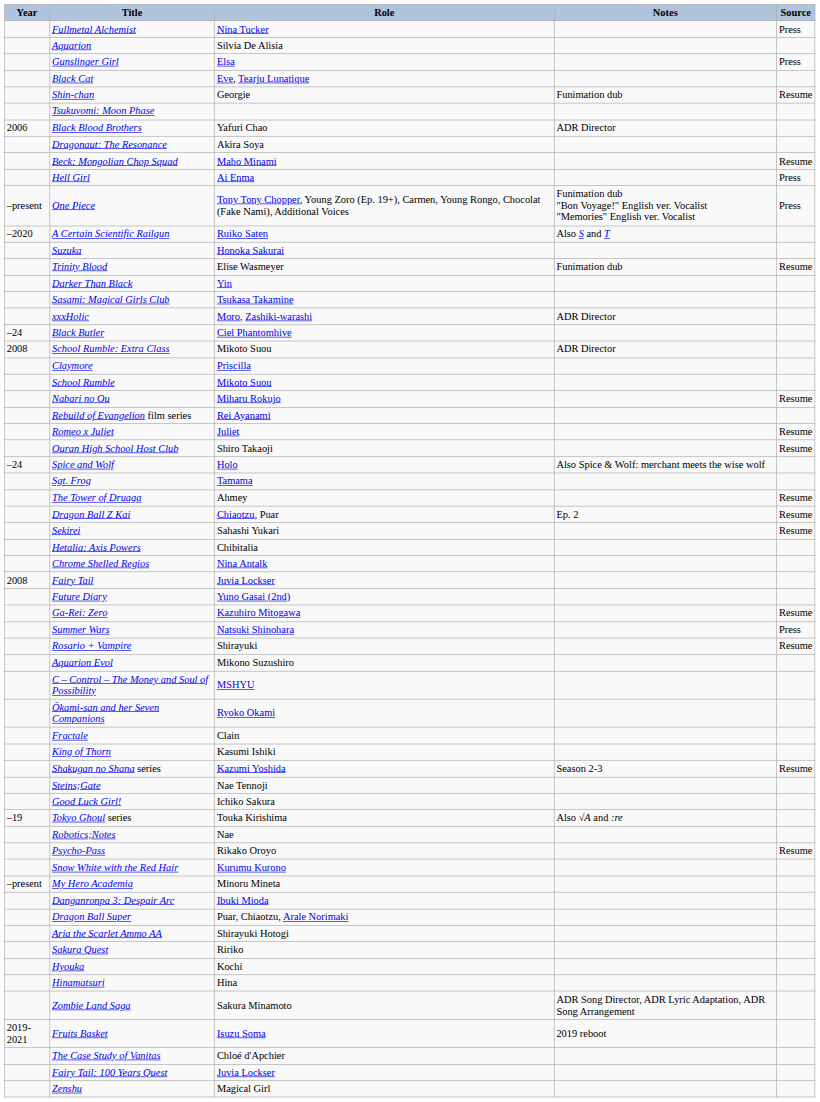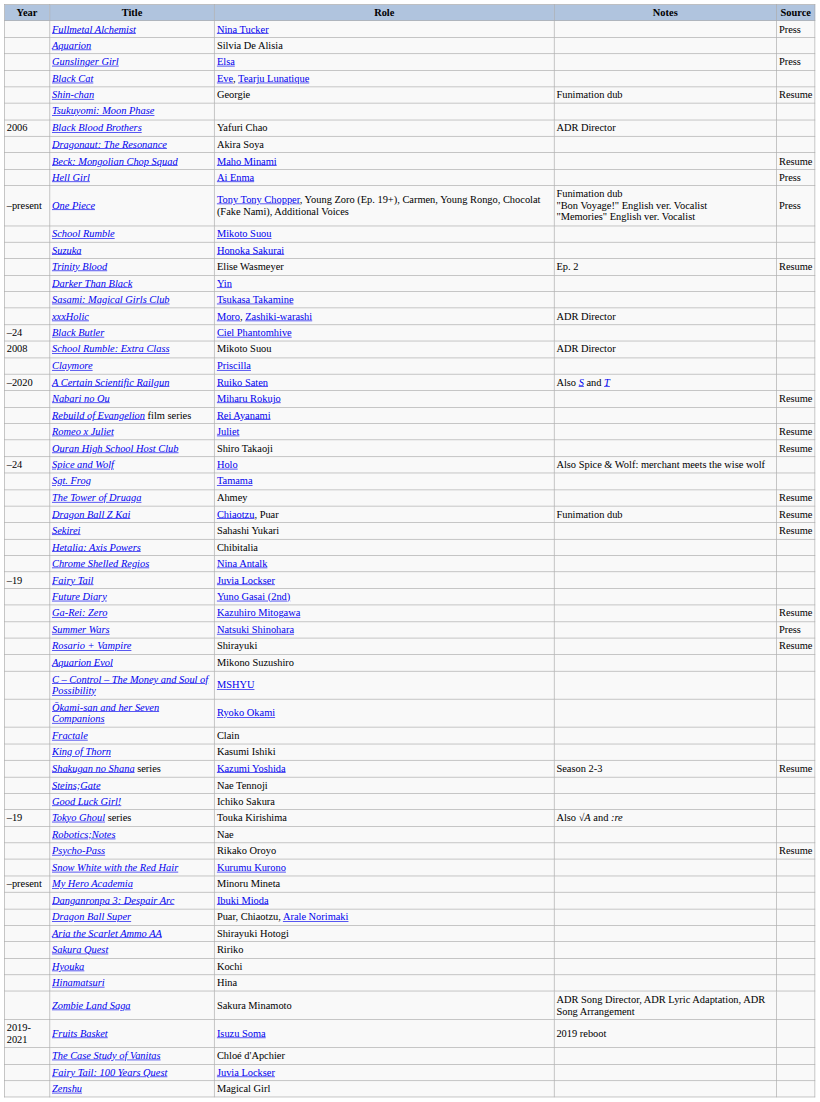rows swapped: (83, 382) <-> (111, 234)
(589, 267) Funimation dub -> (567, 267) Ep. 2
(567, 514) Ep. 2 -> (589, 514) Funimation dub
(17, 580) 2008 -> (15, 580) –19
